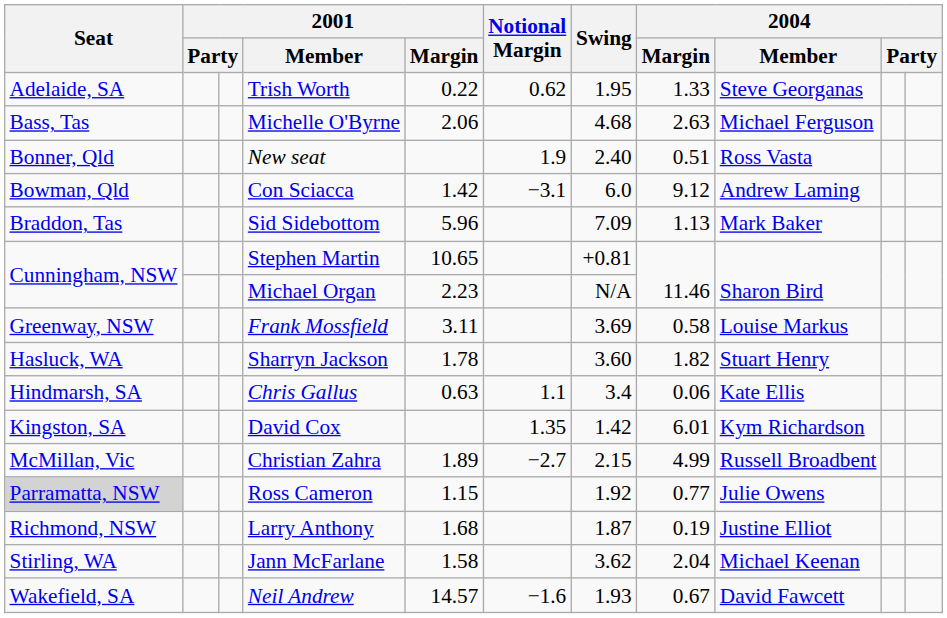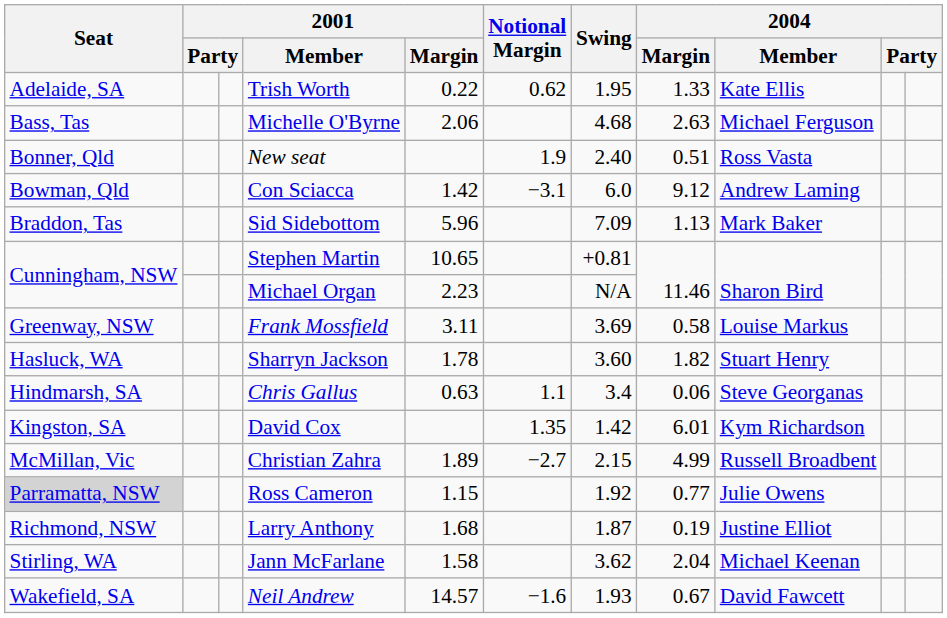(791, 88) Steve Georganas -> (762, 88) Kate Ellis
(762, 392) Kate Ellis -> (791, 392) Steve Georganas
